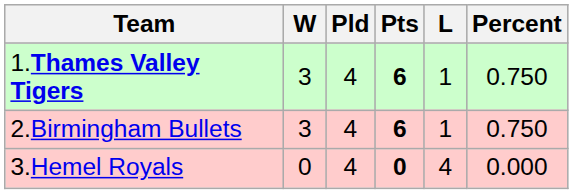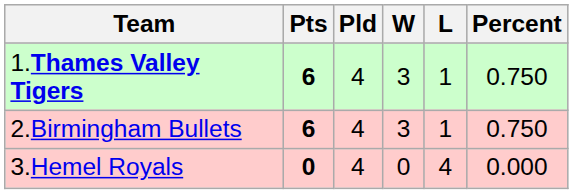columns swapped: (400, 23) <-> (305, 23)
